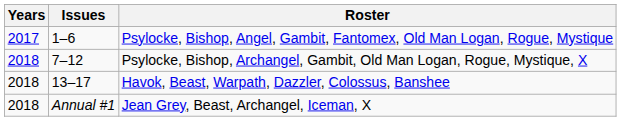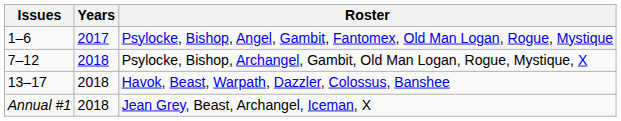columns swapped: (83, 15) <-> (26, 15)
